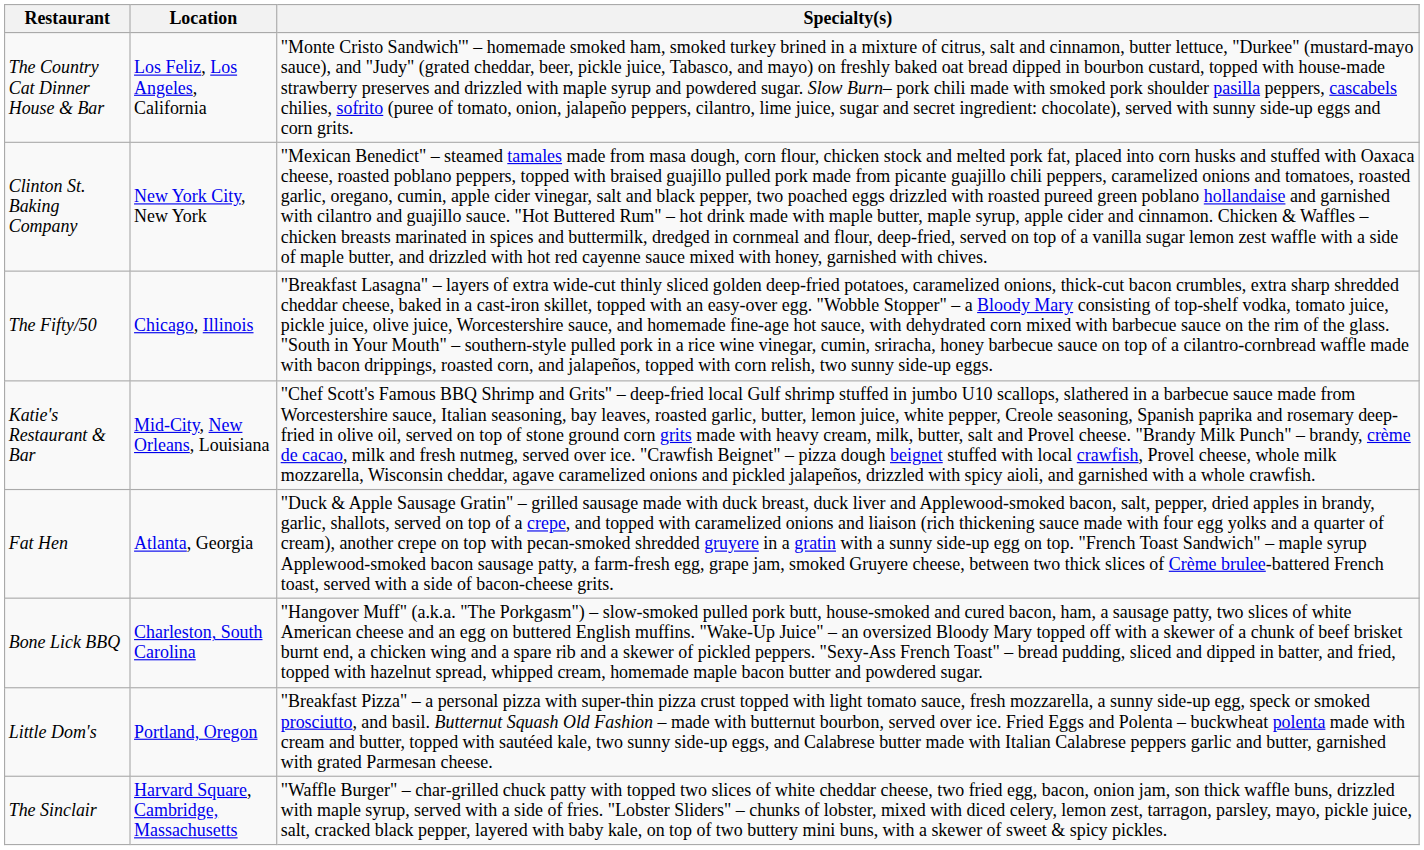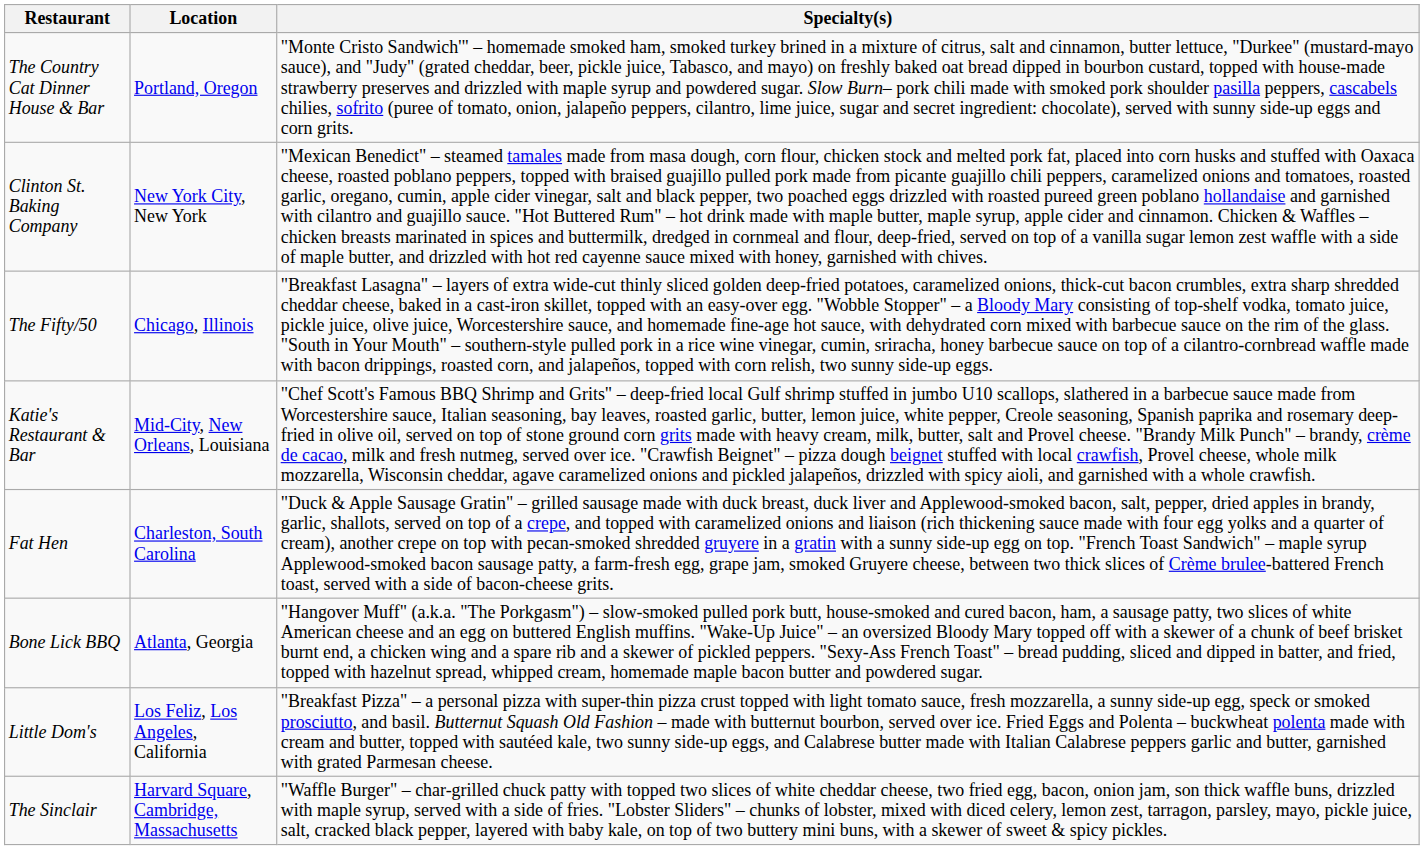(186, 87) Los Feliz, Los Angeles, California -> (196, 87) Portland, Oregon
(194, 543) Atlanta, Georgia -> (198, 543) Charleston, South Carolina
(198, 642) Charleston, South Carolina -> (194, 642) Atlanta, Georgia
(196, 731) Portland, Oregon -> (186, 731) Los Feliz, Los Angeles, California
